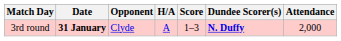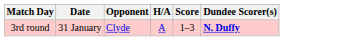- column: (310, 12)
(82, 28) bold -> (80, 28) normal
